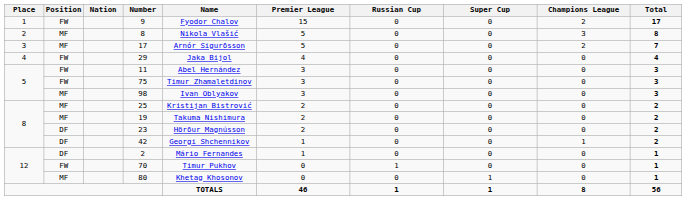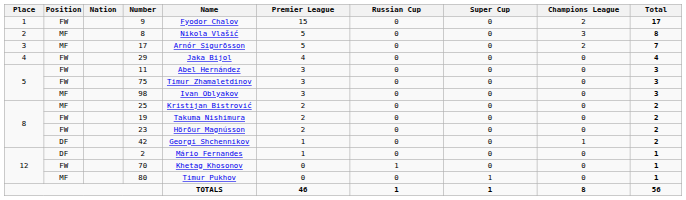(64, 118) MF -> (64, 118) FW
(64, 130) DF -> (64, 130) FW
(209, 166) Timur Pukhov -> (209, 166) Khetag Khosonov
(209, 178) Khetag Khosonov -> (209, 178) Timur Pukhov
